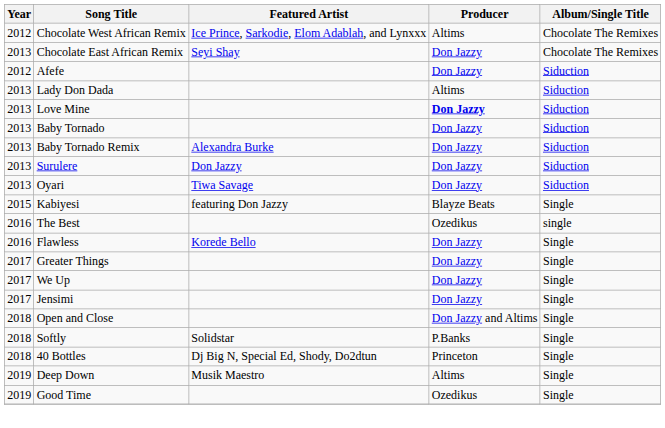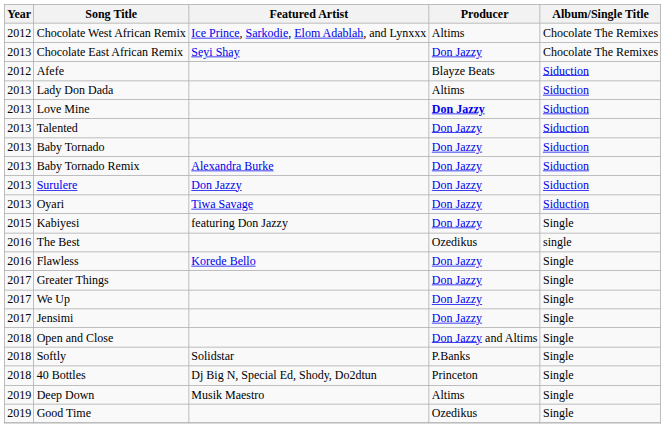(457, 71) Don Jazzy -> (463, 71) Blayze Beats
+ row: (57, 128)
(463, 204) Blayze Beats -> (457, 223) Don Jazzy
